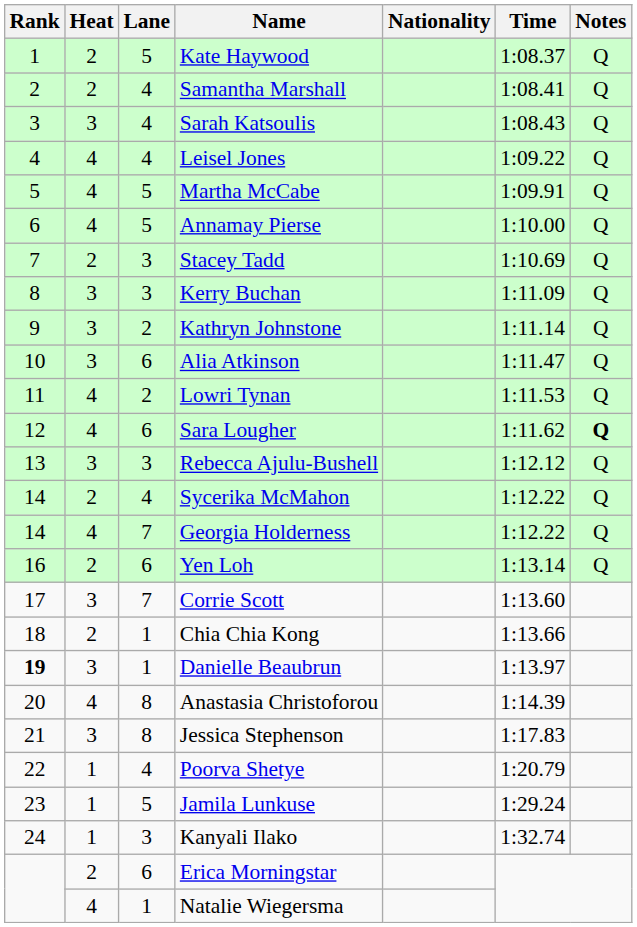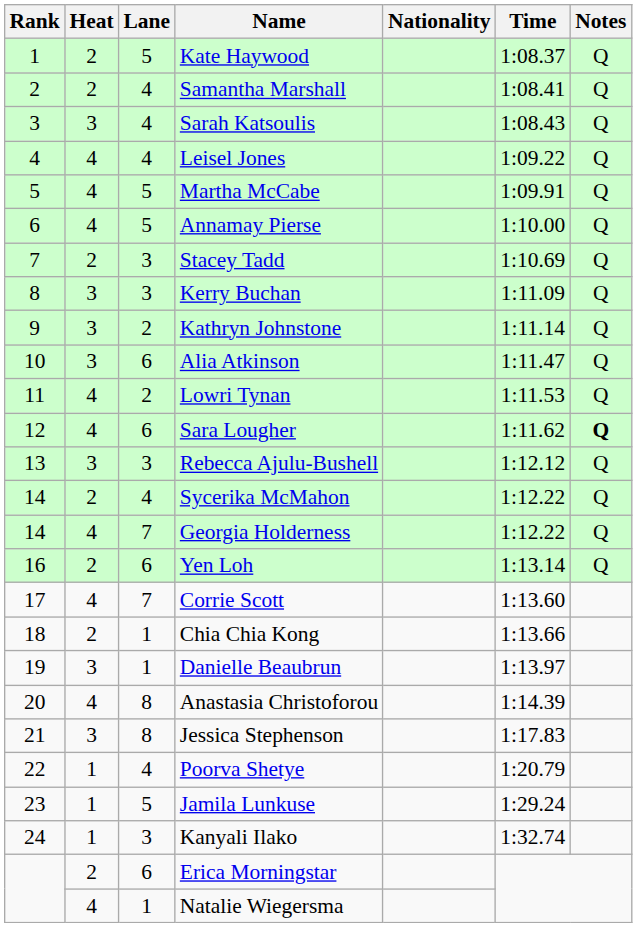(92, 599) 3 -> (92, 599) 4
(35, 667) bold -> (35, 667) normal
